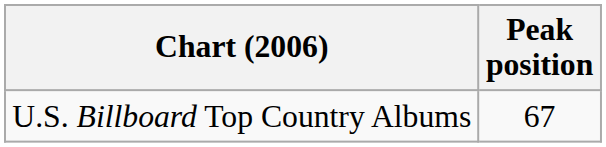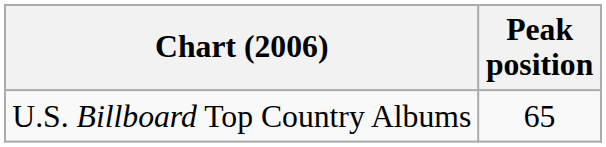(540, 115) 67 -> (540, 115) 65
